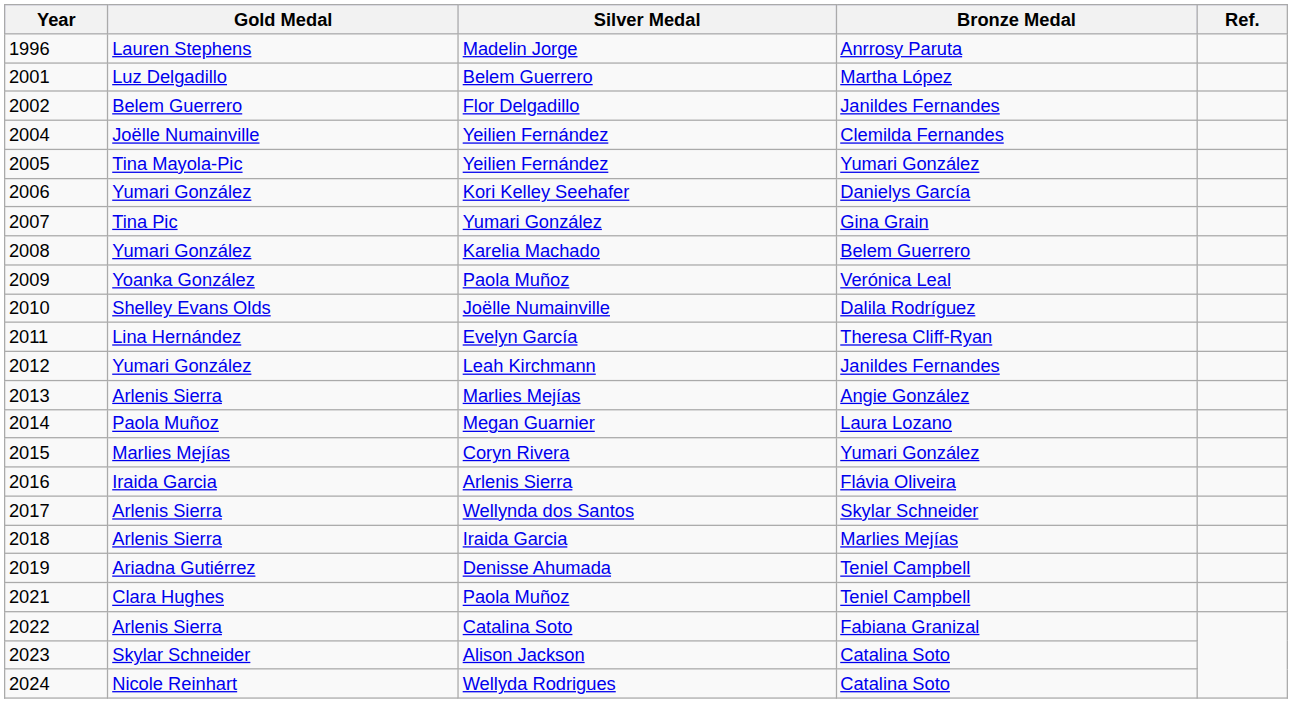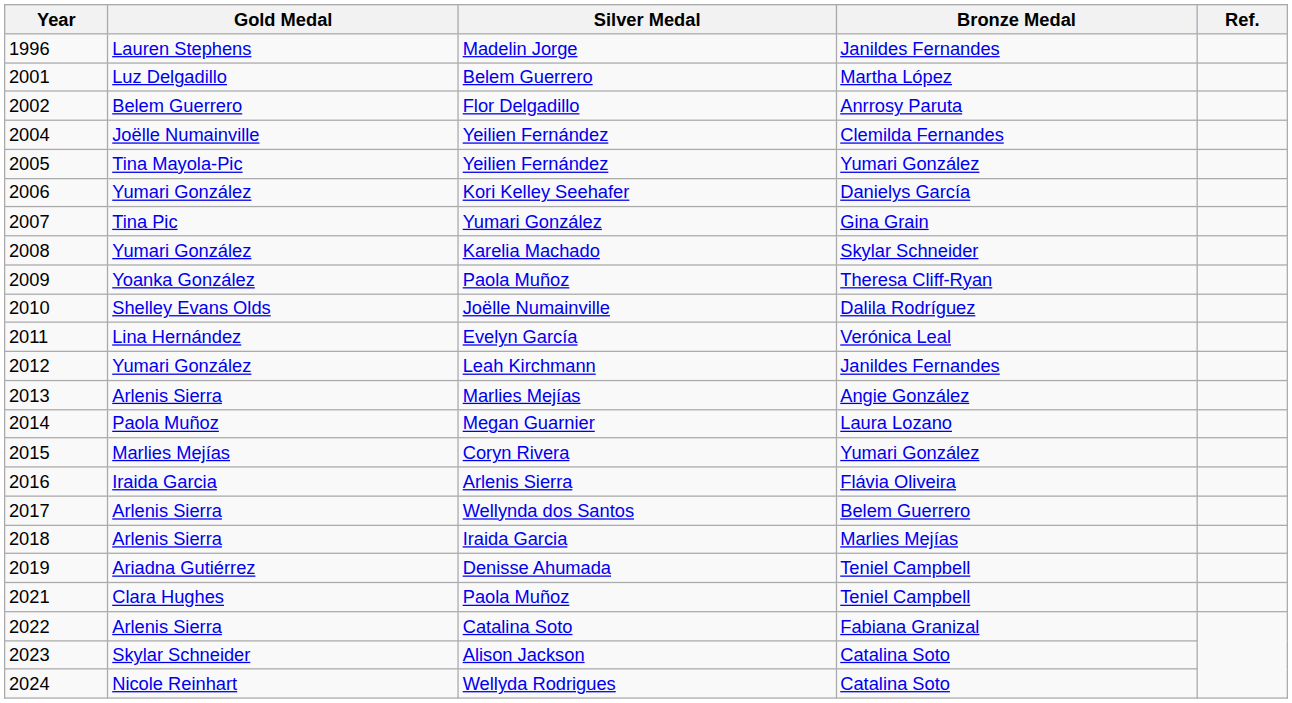(901, 48) Anrrosy Paruta -> (920, 48) Janildes Fernandes
(920, 106) Janildes Fernandes -> (901, 106) Anrrosy Paruta
(905, 251) Belem Guerrero -> (909, 251) Skylar Schneider
(896, 280) Verónica Leal -> (916, 280) Theresa Cliff-Ryan
(916, 337) Theresa Cliff-Ryan -> (896, 337) Verónica Leal
(909, 511) Skylar Schneider -> (905, 511) Belem Guerrero
